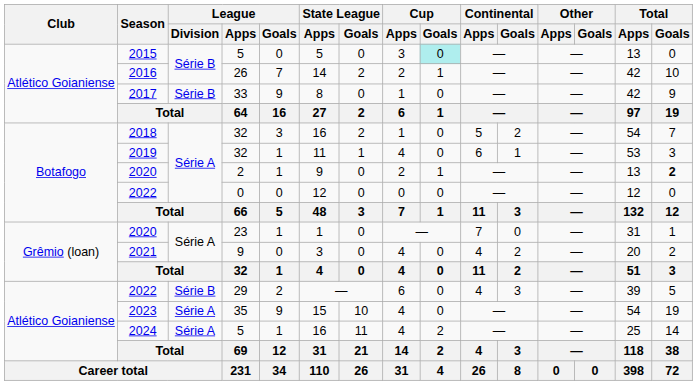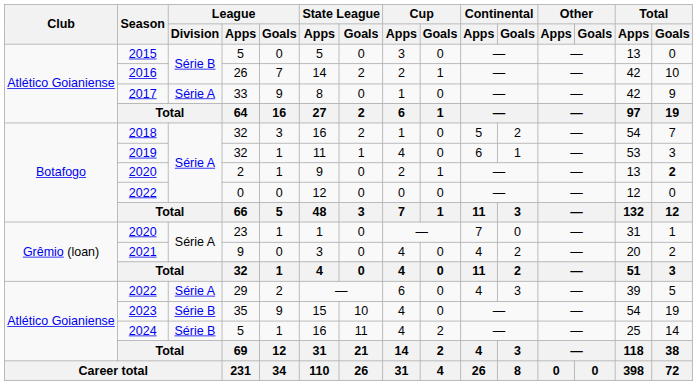(440, 53) paleturquoise background -> (440, 53) no background
(195, 93) Série B -> (195, 93) Série A
(195, 291) Série B -> (195, 291) Série A
(195, 311) Série A -> (195, 311) Série B
(195, 331) Série A -> (195, 331) Série B
